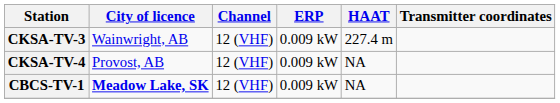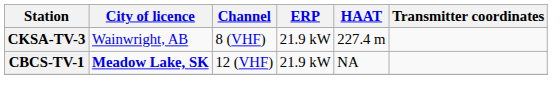(244, 39) 12 (VHF) -> (241, 39) 8 (VHF)
(309, 39) 0.009 kW -> (305, 39) 21.9 kW
- row: (47, 62)
(309, 86) 0.009 kW -> (305, 62) 21.9 kW
